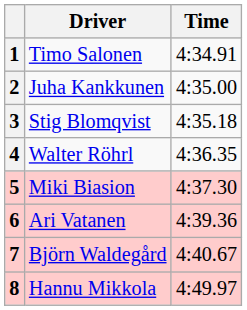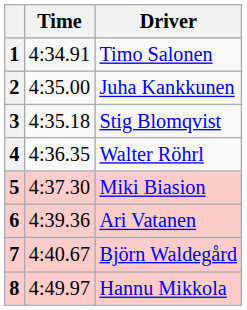columns swapped: (98, 21) <-> (207, 21)
